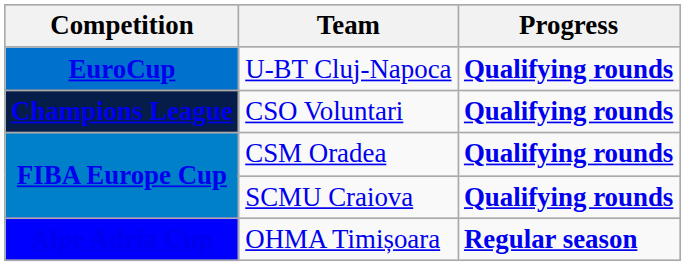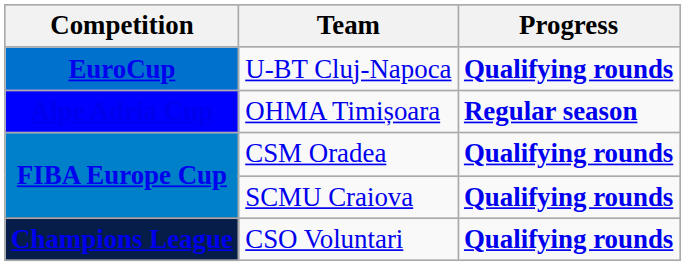rows swapped: (324, 111) <-> (343, 238)
